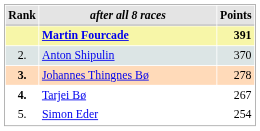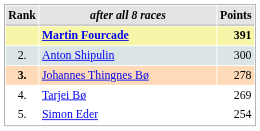(243, 55) 370 -> (243, 55) 300
(22, 95) bold -> (22, 95) normal
(243, 95) 267 -> (243, 95) 269
